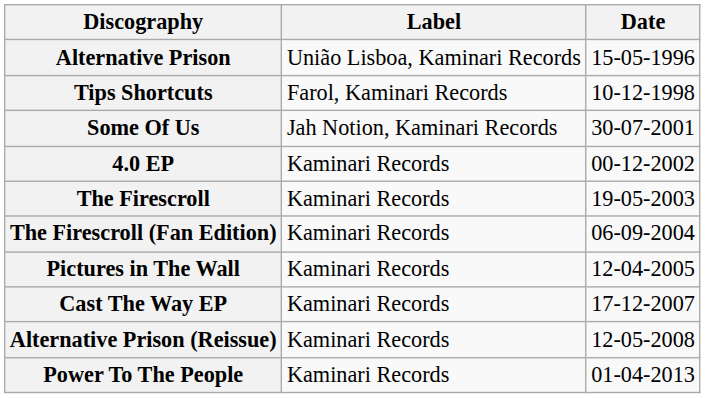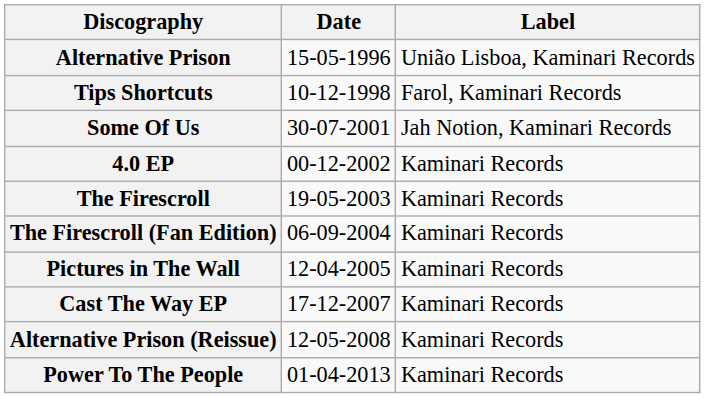columns swapped: (643, 22) <-> (434, 22)
